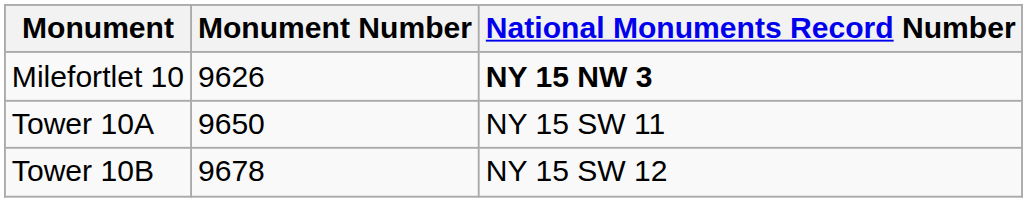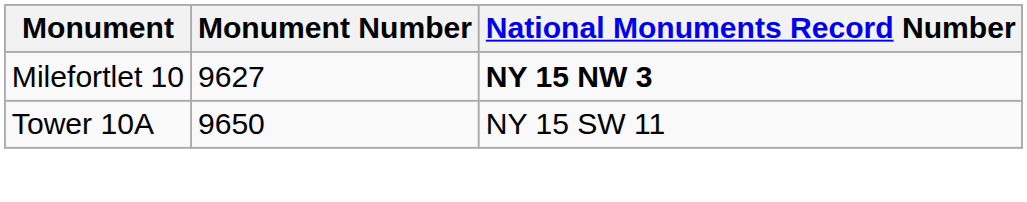(231, 76) 9626 -> (231, 76) 9627
- row: (83, 171)
